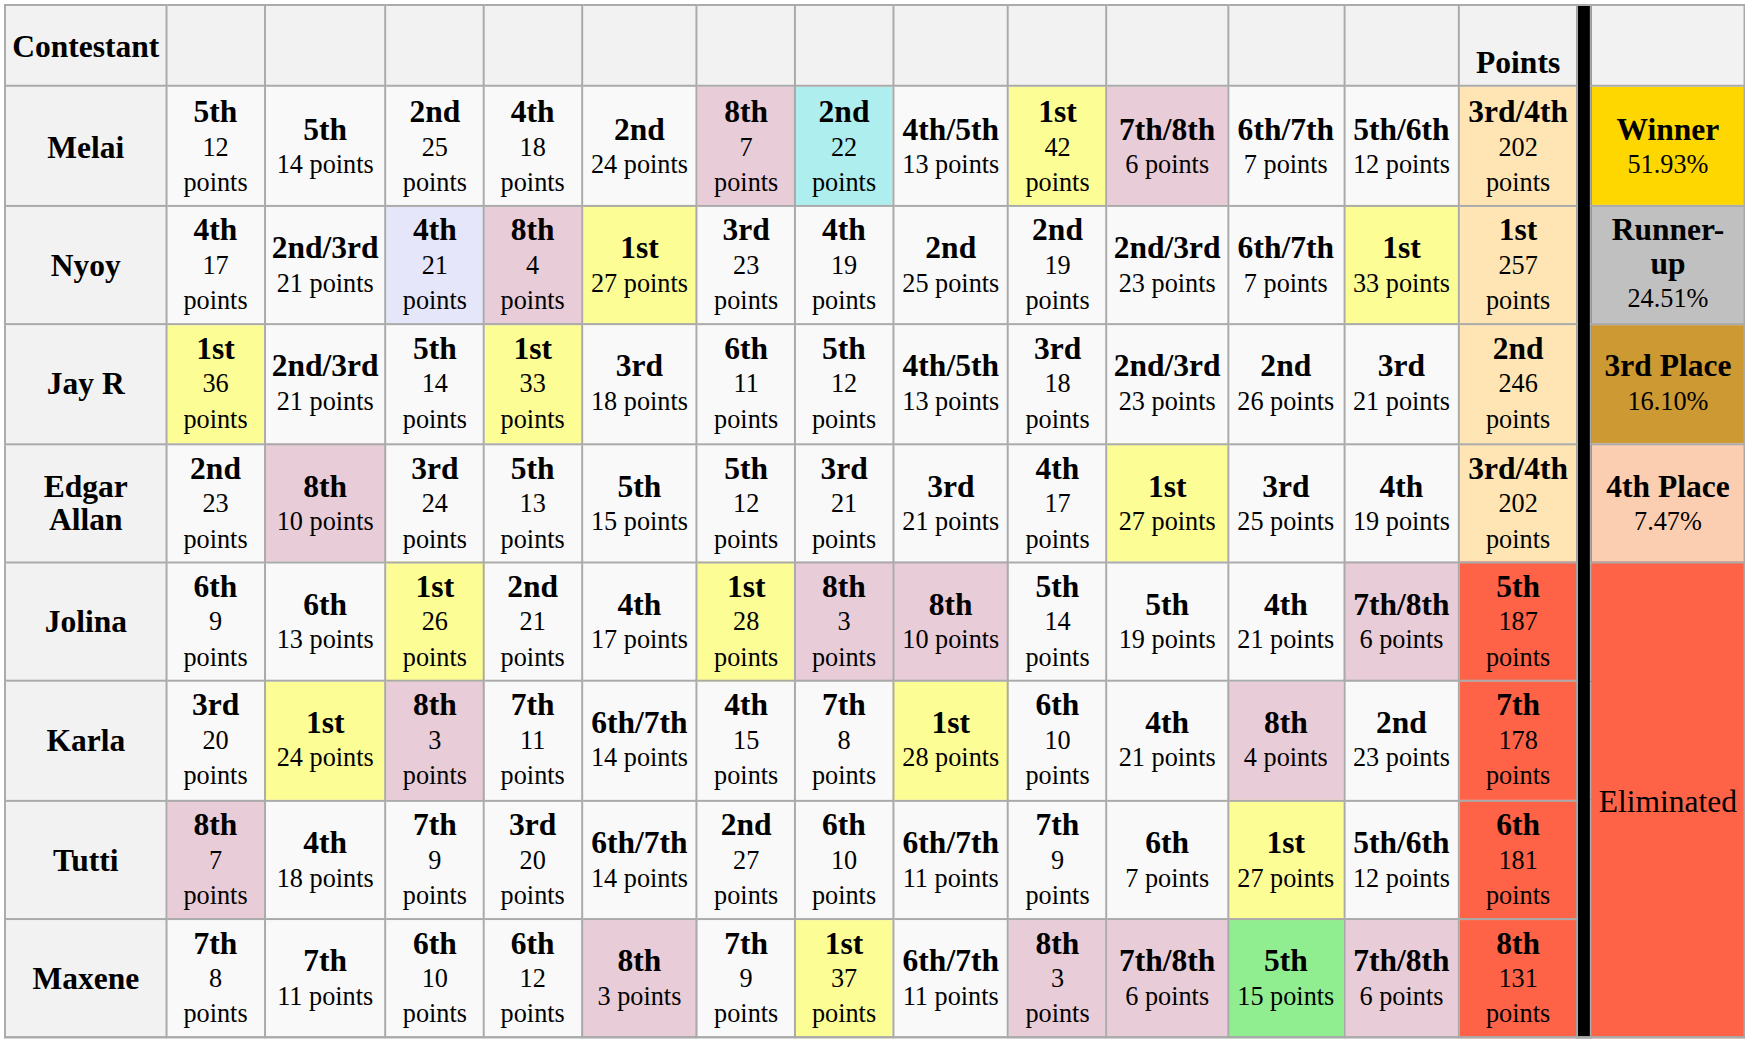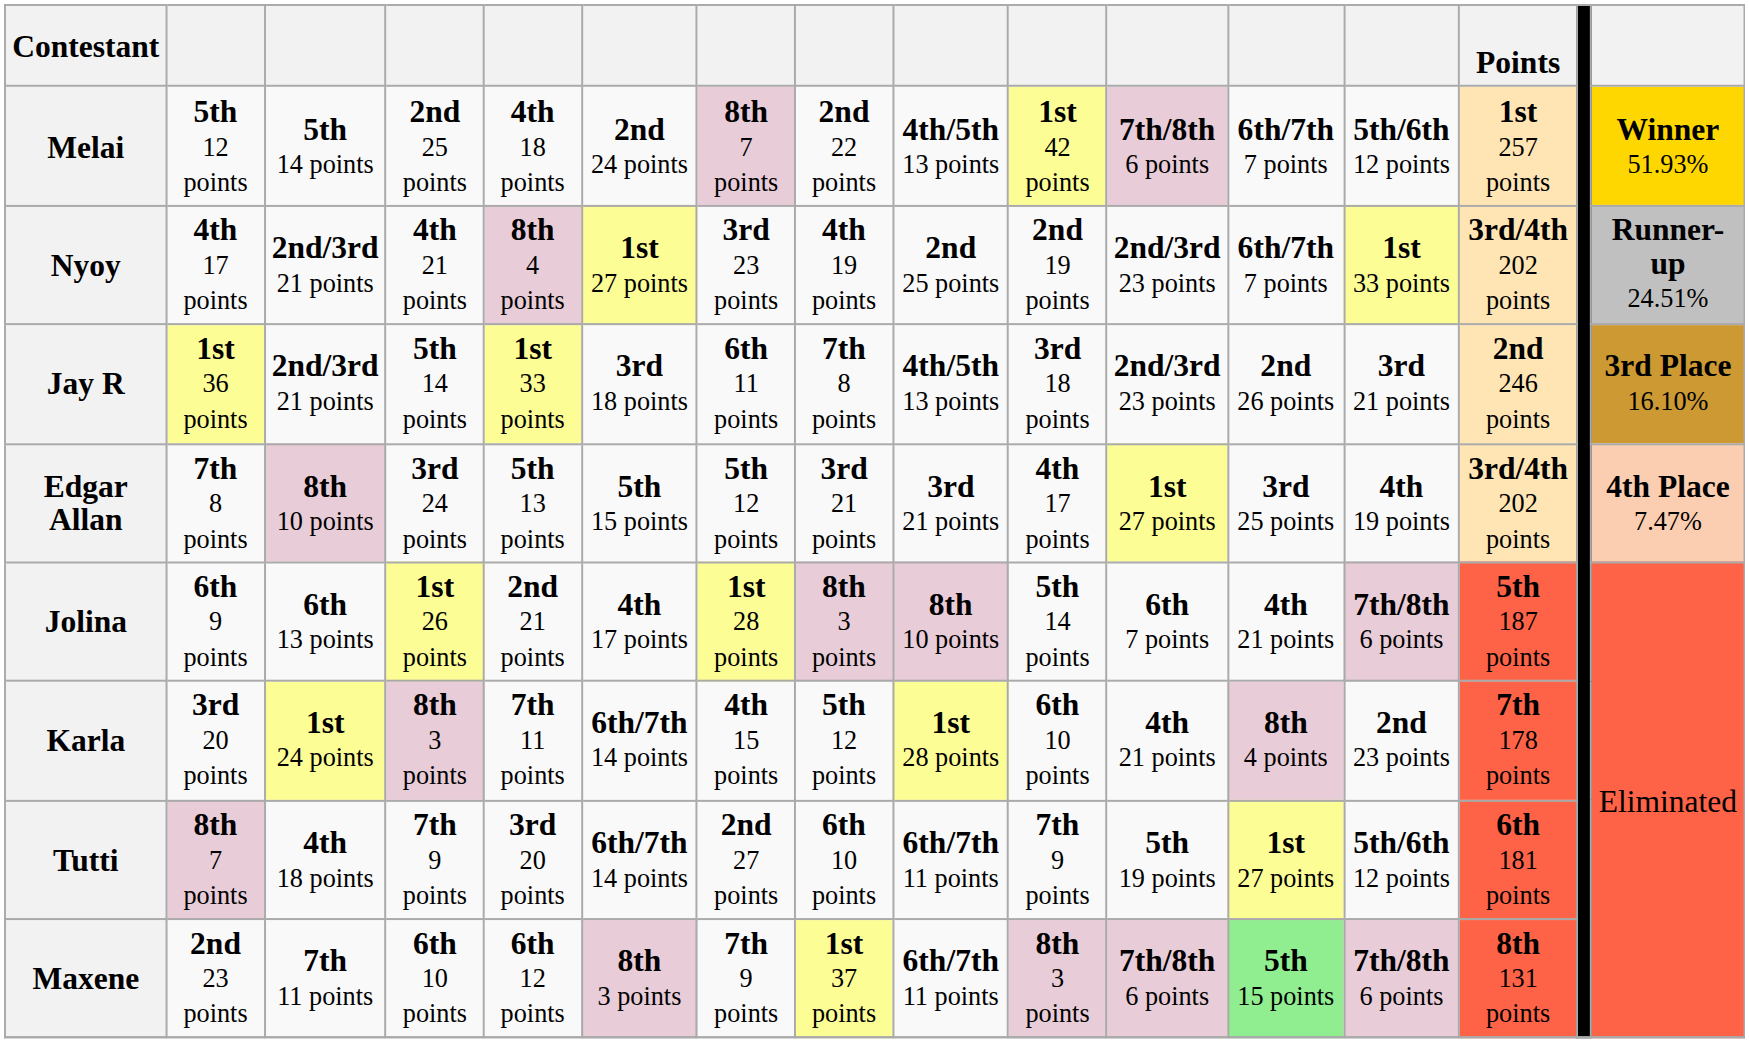(844, 145) paleturquoise background -> (844, 145) no background
(1518, 145) 3rd/4th 202 points -> (1518, 145) 1st 257 points
(435, 264) lavender background -> (435, 264) no background
(1518, 264) 1st 257 points -> (1518, 264) 3rd/4th 202 points
(844, 383) 5th 12 points -> (844, 383) 7th 8 points
(216, 502) 2nd 23 points -> (216, 502) 7th 8 points
(1167, 621) 5th 19 points -> (1167, 621) 6th 7 points
(844, 740) 7th 8 points -> (844, 740) 5th 12 points
(1167, 859) 6th 7 points -> (1167, 859) 5th 19 points
(216, 978) 7th 8 points -> (216, 978) 2nd 23 points
